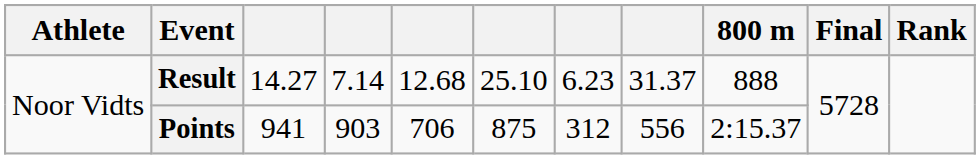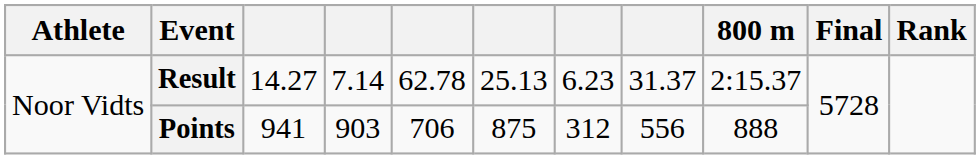(432, 79) 12.68 -> (432, 79) 62.78
(514, 79) 25.10 -> (514, 79) 25.13
(756, 79) 888 -> (756, 79) 2:15.37
(756, 128) 2:15.37 -> (756, 128) 888
